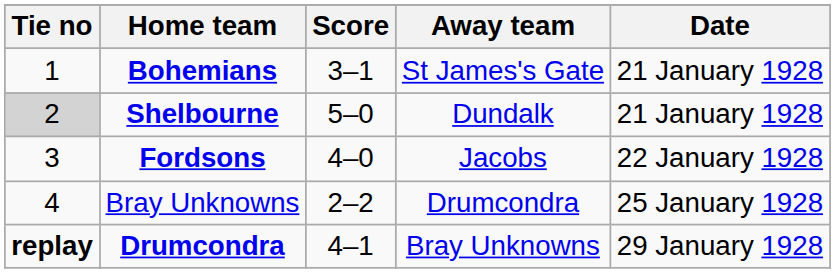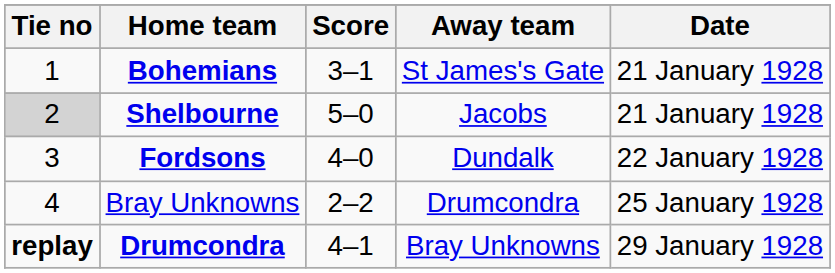(503, 114) Dundalk -> (503, 114) Jacobs
(503, 158) Jacobs -> (503, 158) Dundalk
